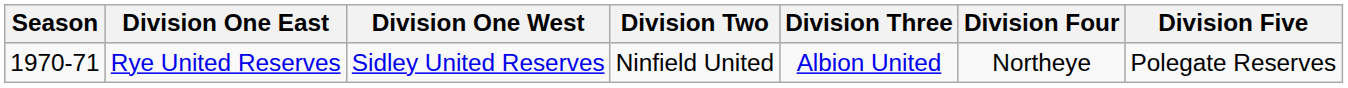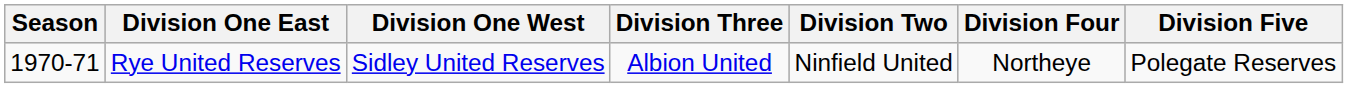columns swapped: (695, 23) <-> (869, 23)
